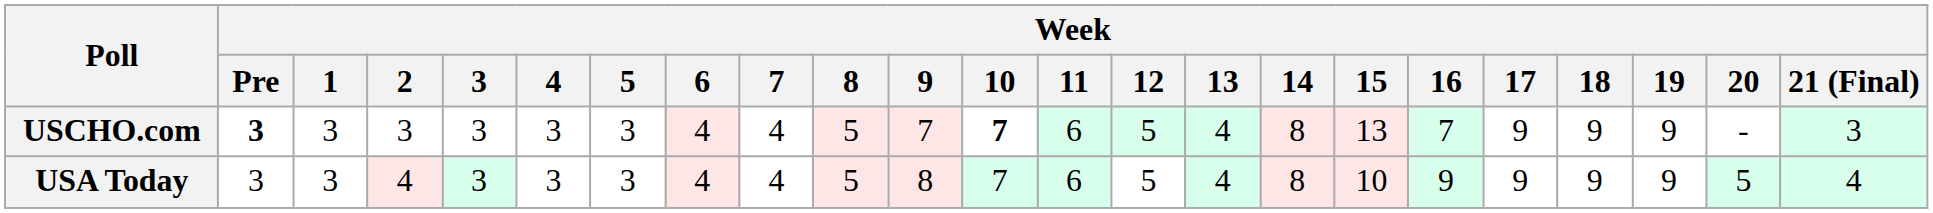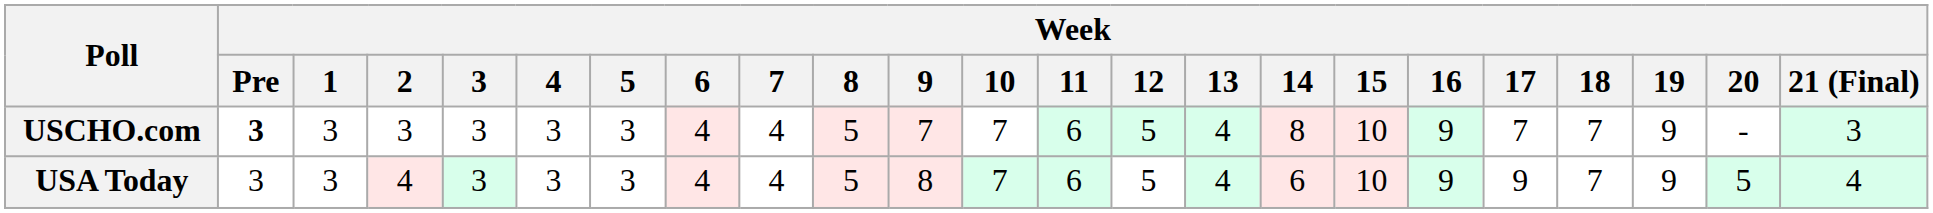(1000, 130) bold -> (1000, 130) normal
(1372, 130) 13 -> (1372, 130) 10
(1446, 130) 7 -> (1446, 130) 9
(1520, 130) 9 -> (1520, 130) 7
(1595, 130) 9 -> (1595, 130) 7
(1297, 181) 8 -> (1297, 181) 6
(1595, 181) 9 -> (1595, 181) 7
